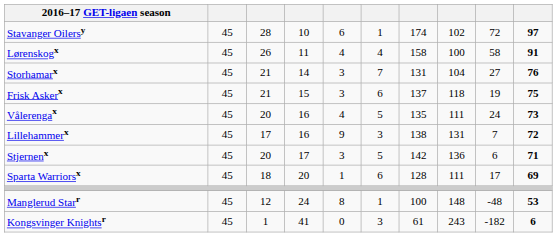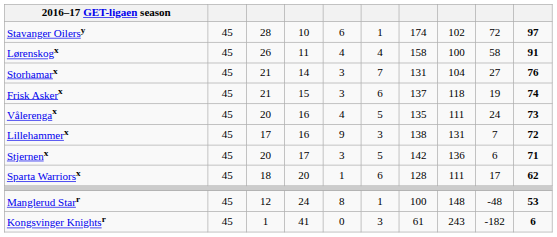(533, 93) 75 -> (533, 93) 74
(533, 175) 69 -> (533, 175) 62
